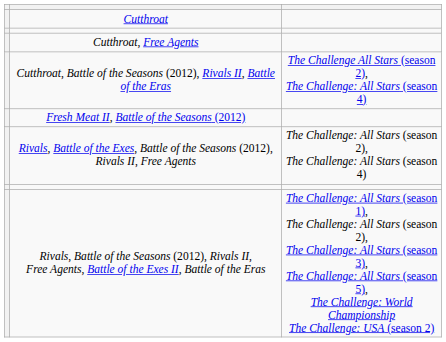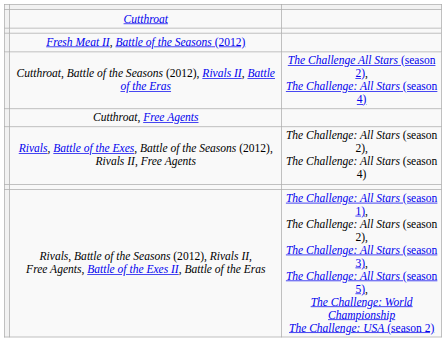rows swapped: (146, 117) <-> (146, 42)
